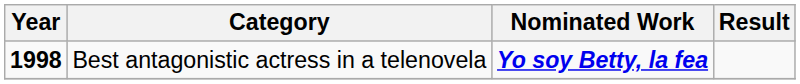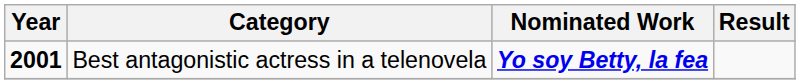(36, 59) 1998 -> (36, 59) 2001
